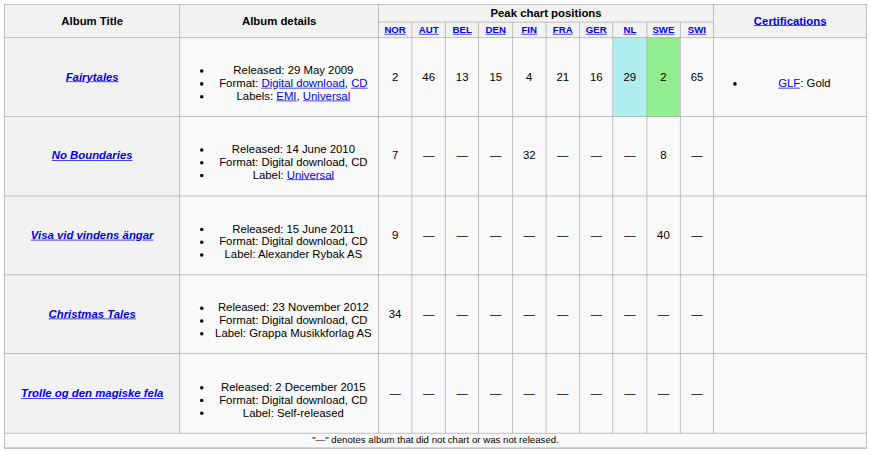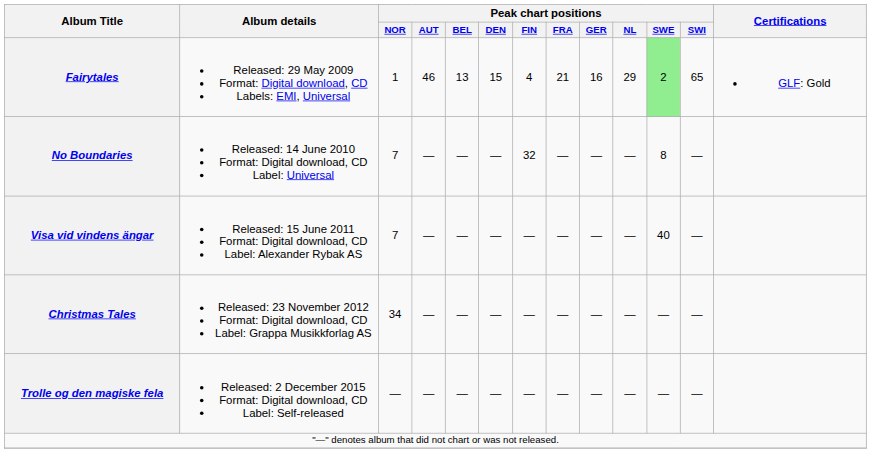(395, 77) 2 -> (395, 77) 1
(630, 77) paleturquoise background -> (630, 77) no background
(395, 235) 9 -> (395, 235) 7
